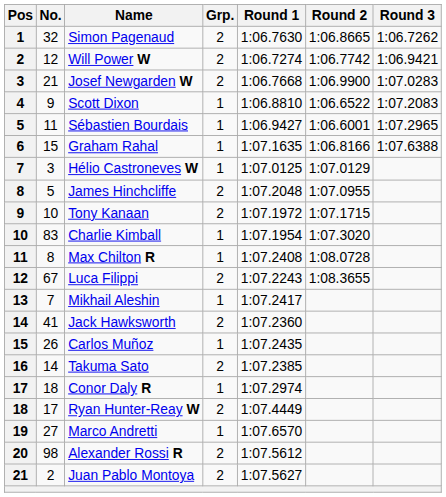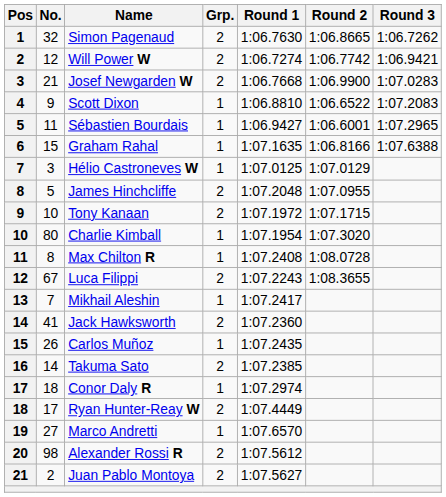(51, 235) 83 -> (51, 235) 80
